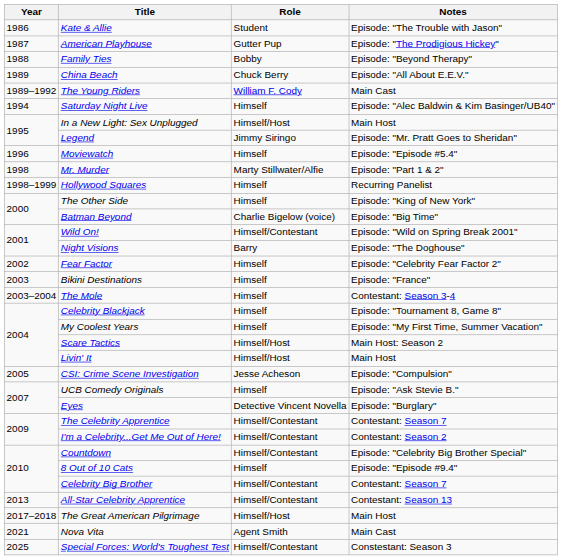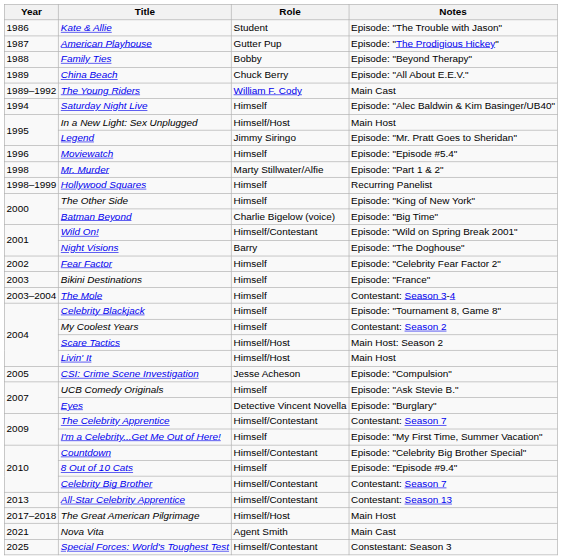(447, 327) Episode: "My First Time, Summer Vacation" -> (399, 327) Contestant: Season 2
(276, 437) Himself/Contestant -> (250, 437) Himself
(399, 437) Contestant: Season 2 -> (447, 437) Episode: "My First Time, Summer Vacation"
